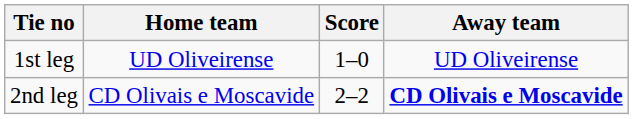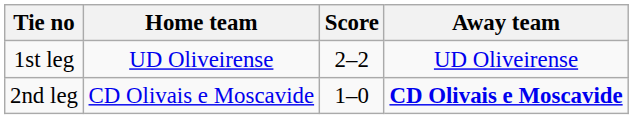(352, 58) 1–0 -> (352, 58) 2–2
(352, 95) 2–2 -> (352, 95) 1–0
